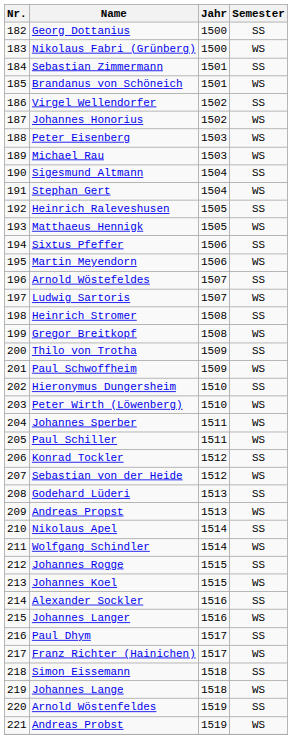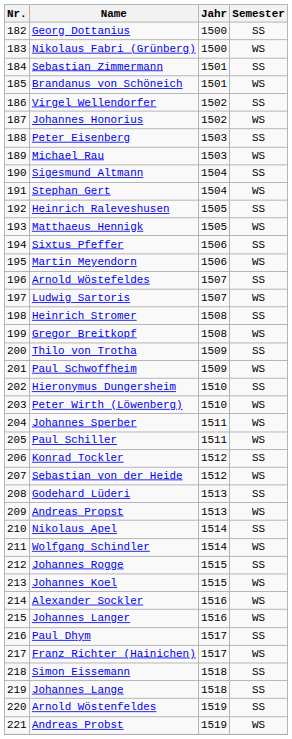(259, 138) WS -> (259, 138) SS
(259, 601) SS -> (259, 601) WS
(259, 690) WS -> (259, 690) SS
